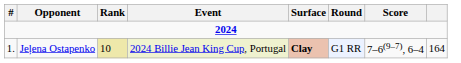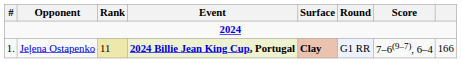(105, 48) 10 -> (105, 48) 11
(208, 48) normal -> (213, 48) bold
(437, 48) 164 -> (446, 48) 166
